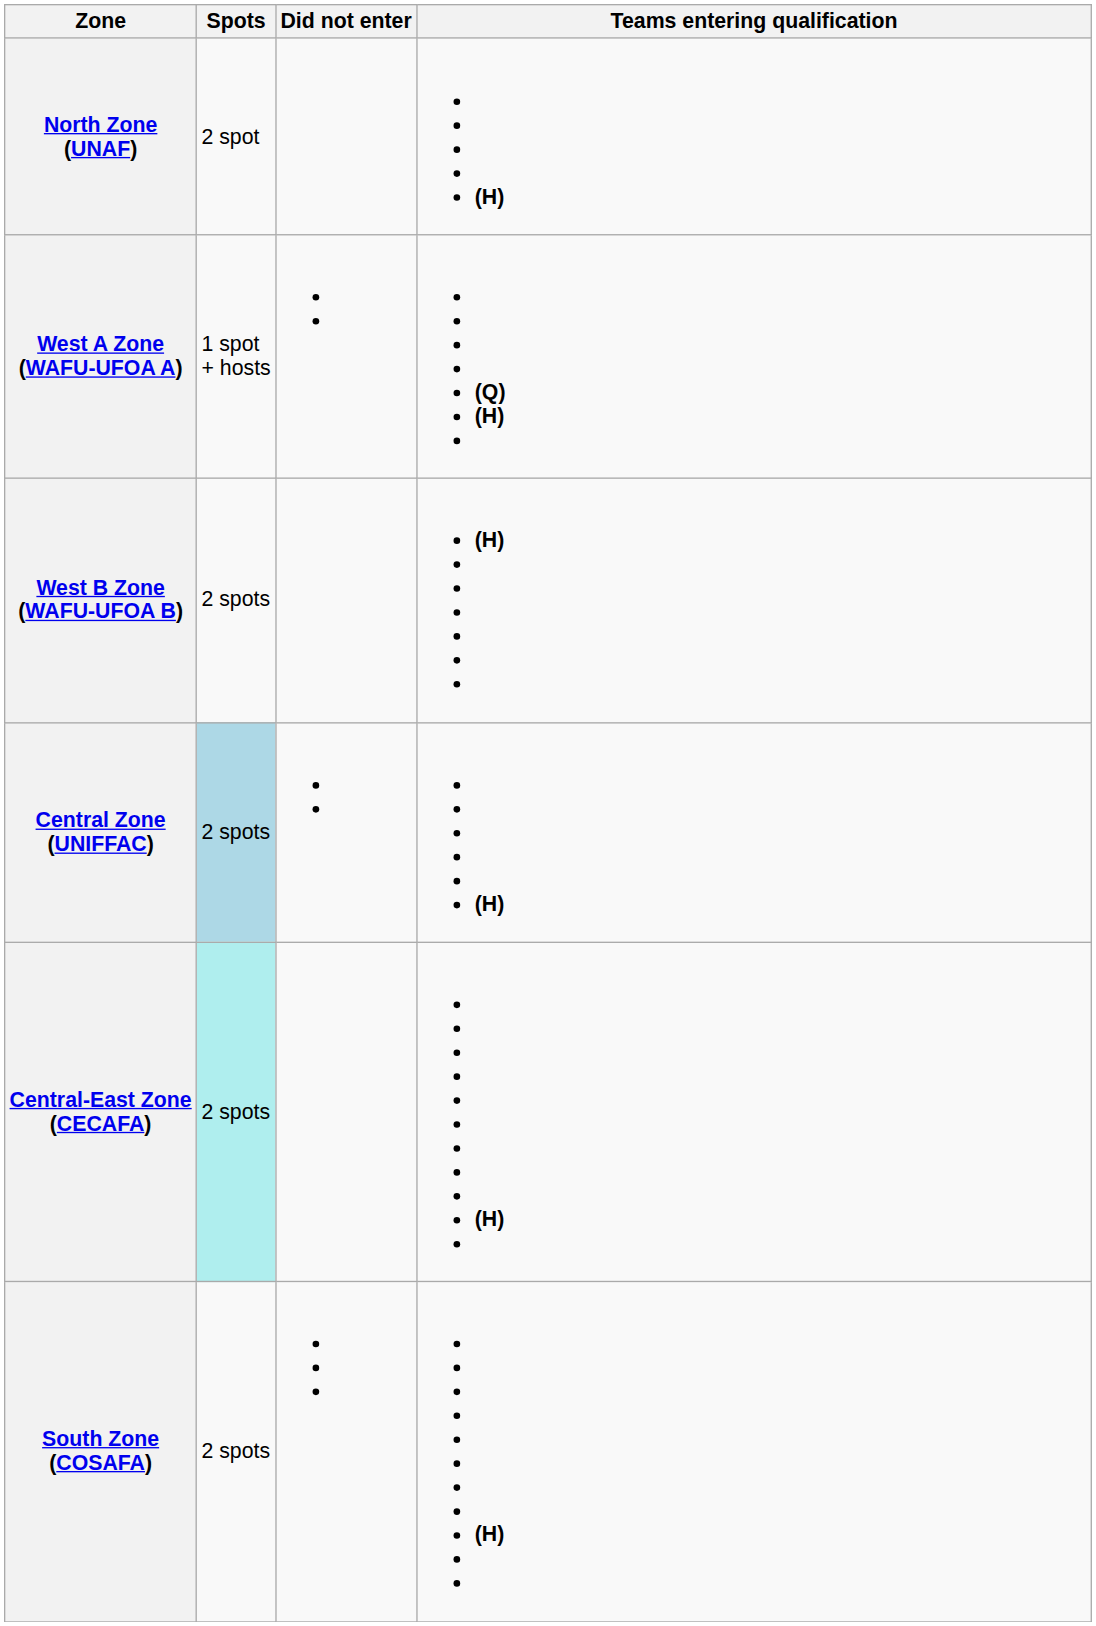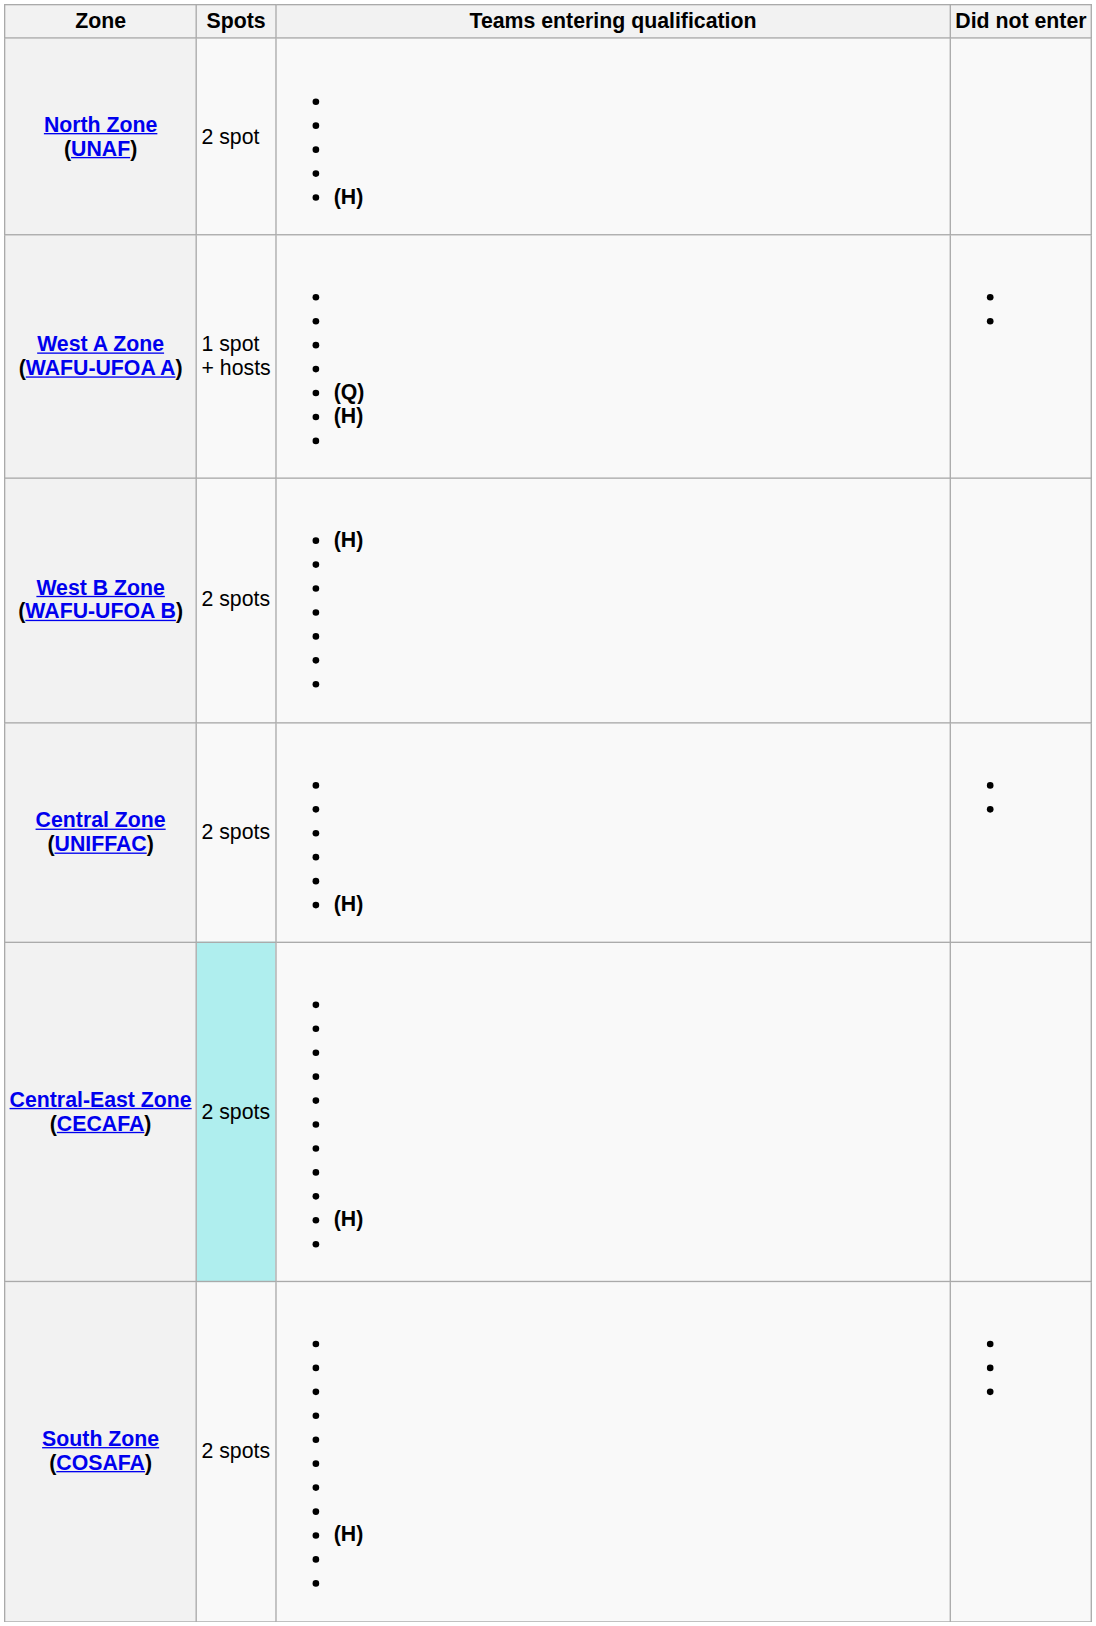columns swapped: (754, 21) <-> (346, 21)
(236, 832) lightblue background -> (236, 832) no background
